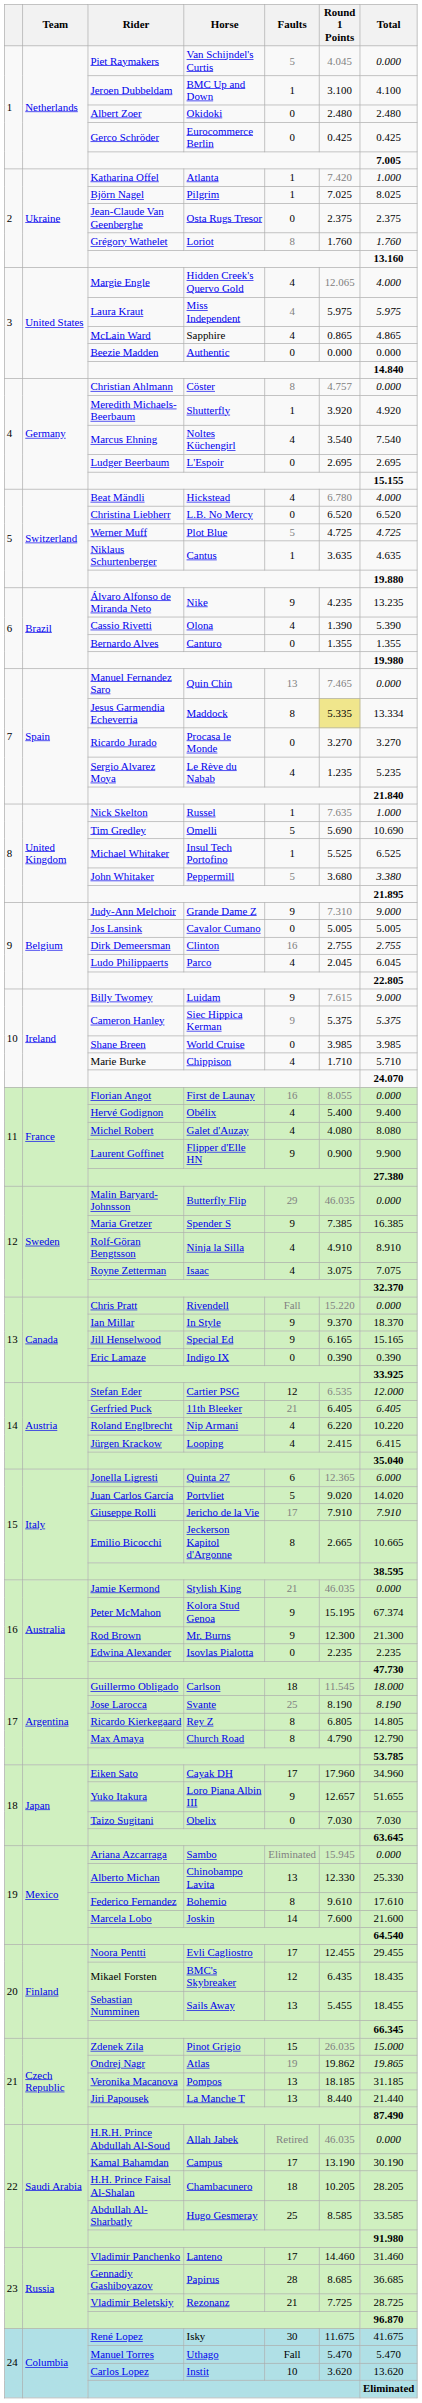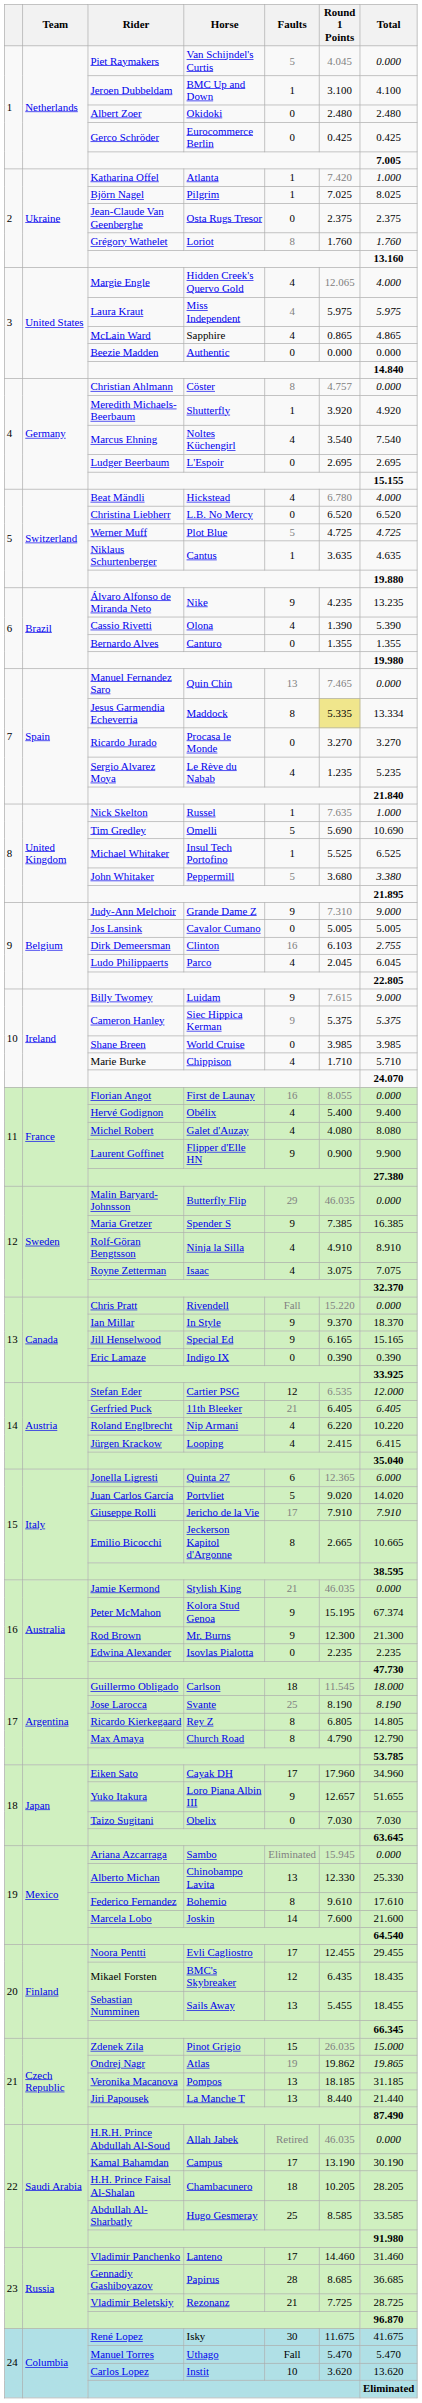(340, 945) 2.755 -> (340, 945) 6.103
